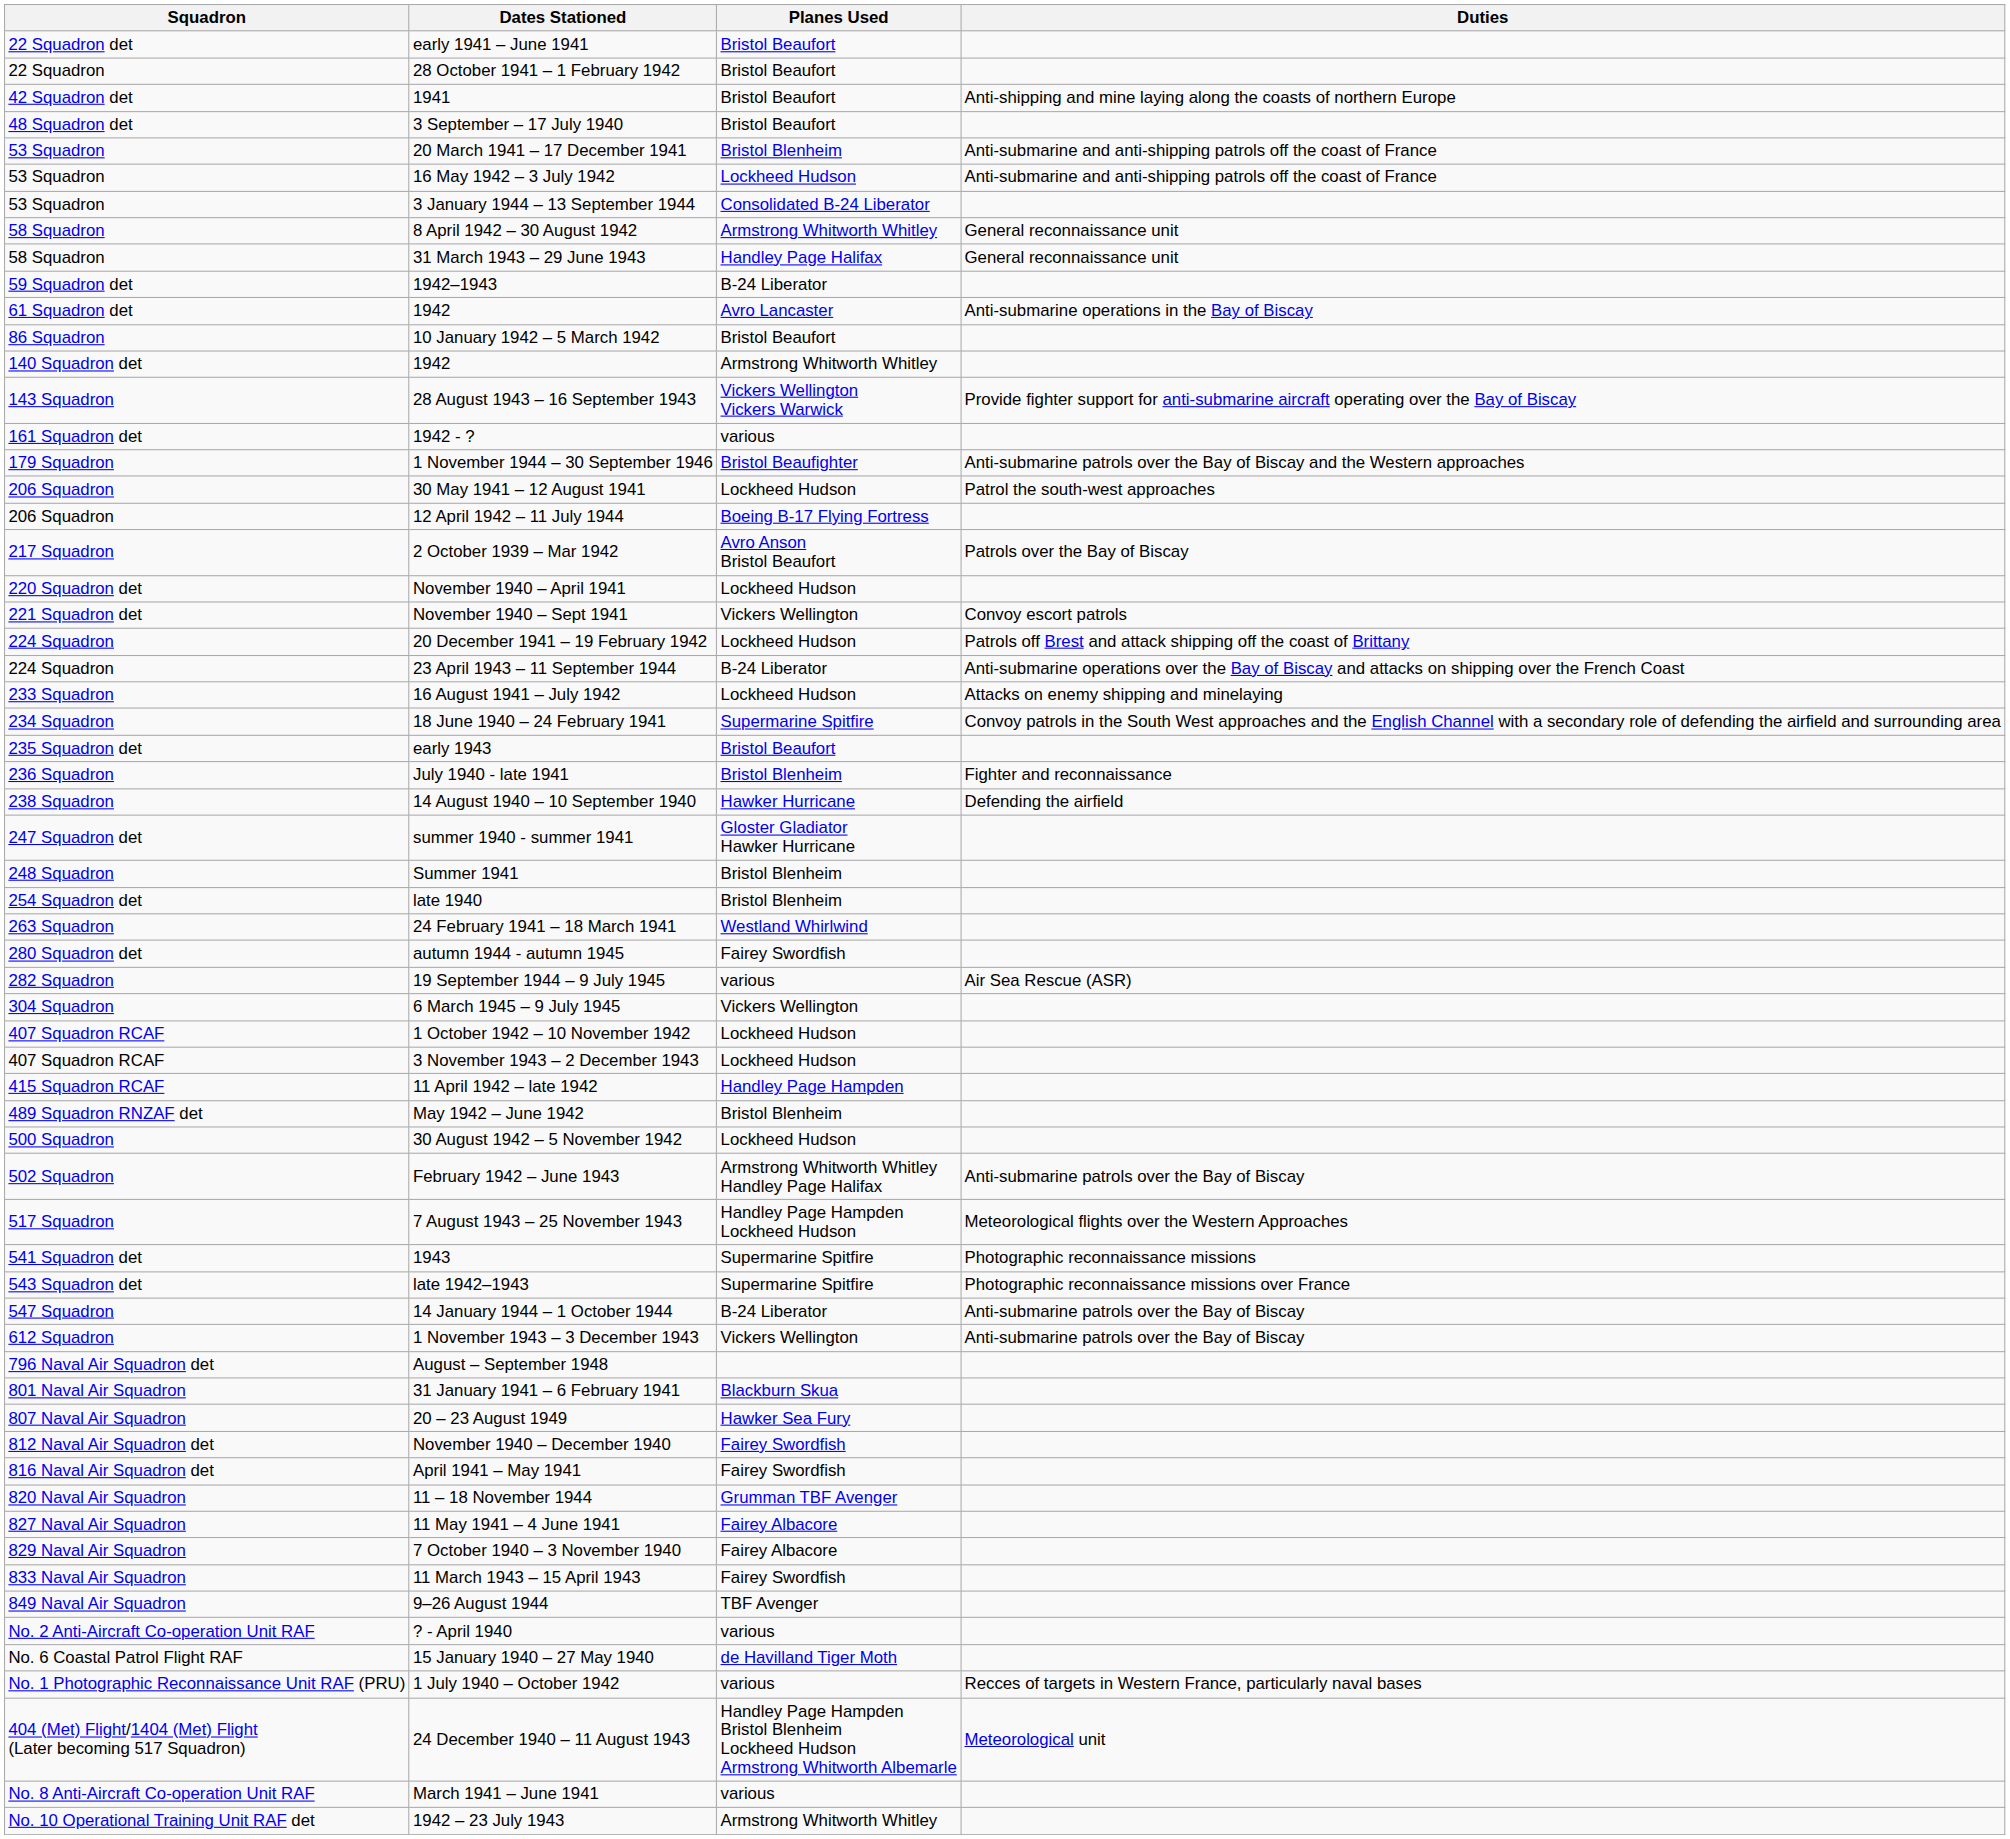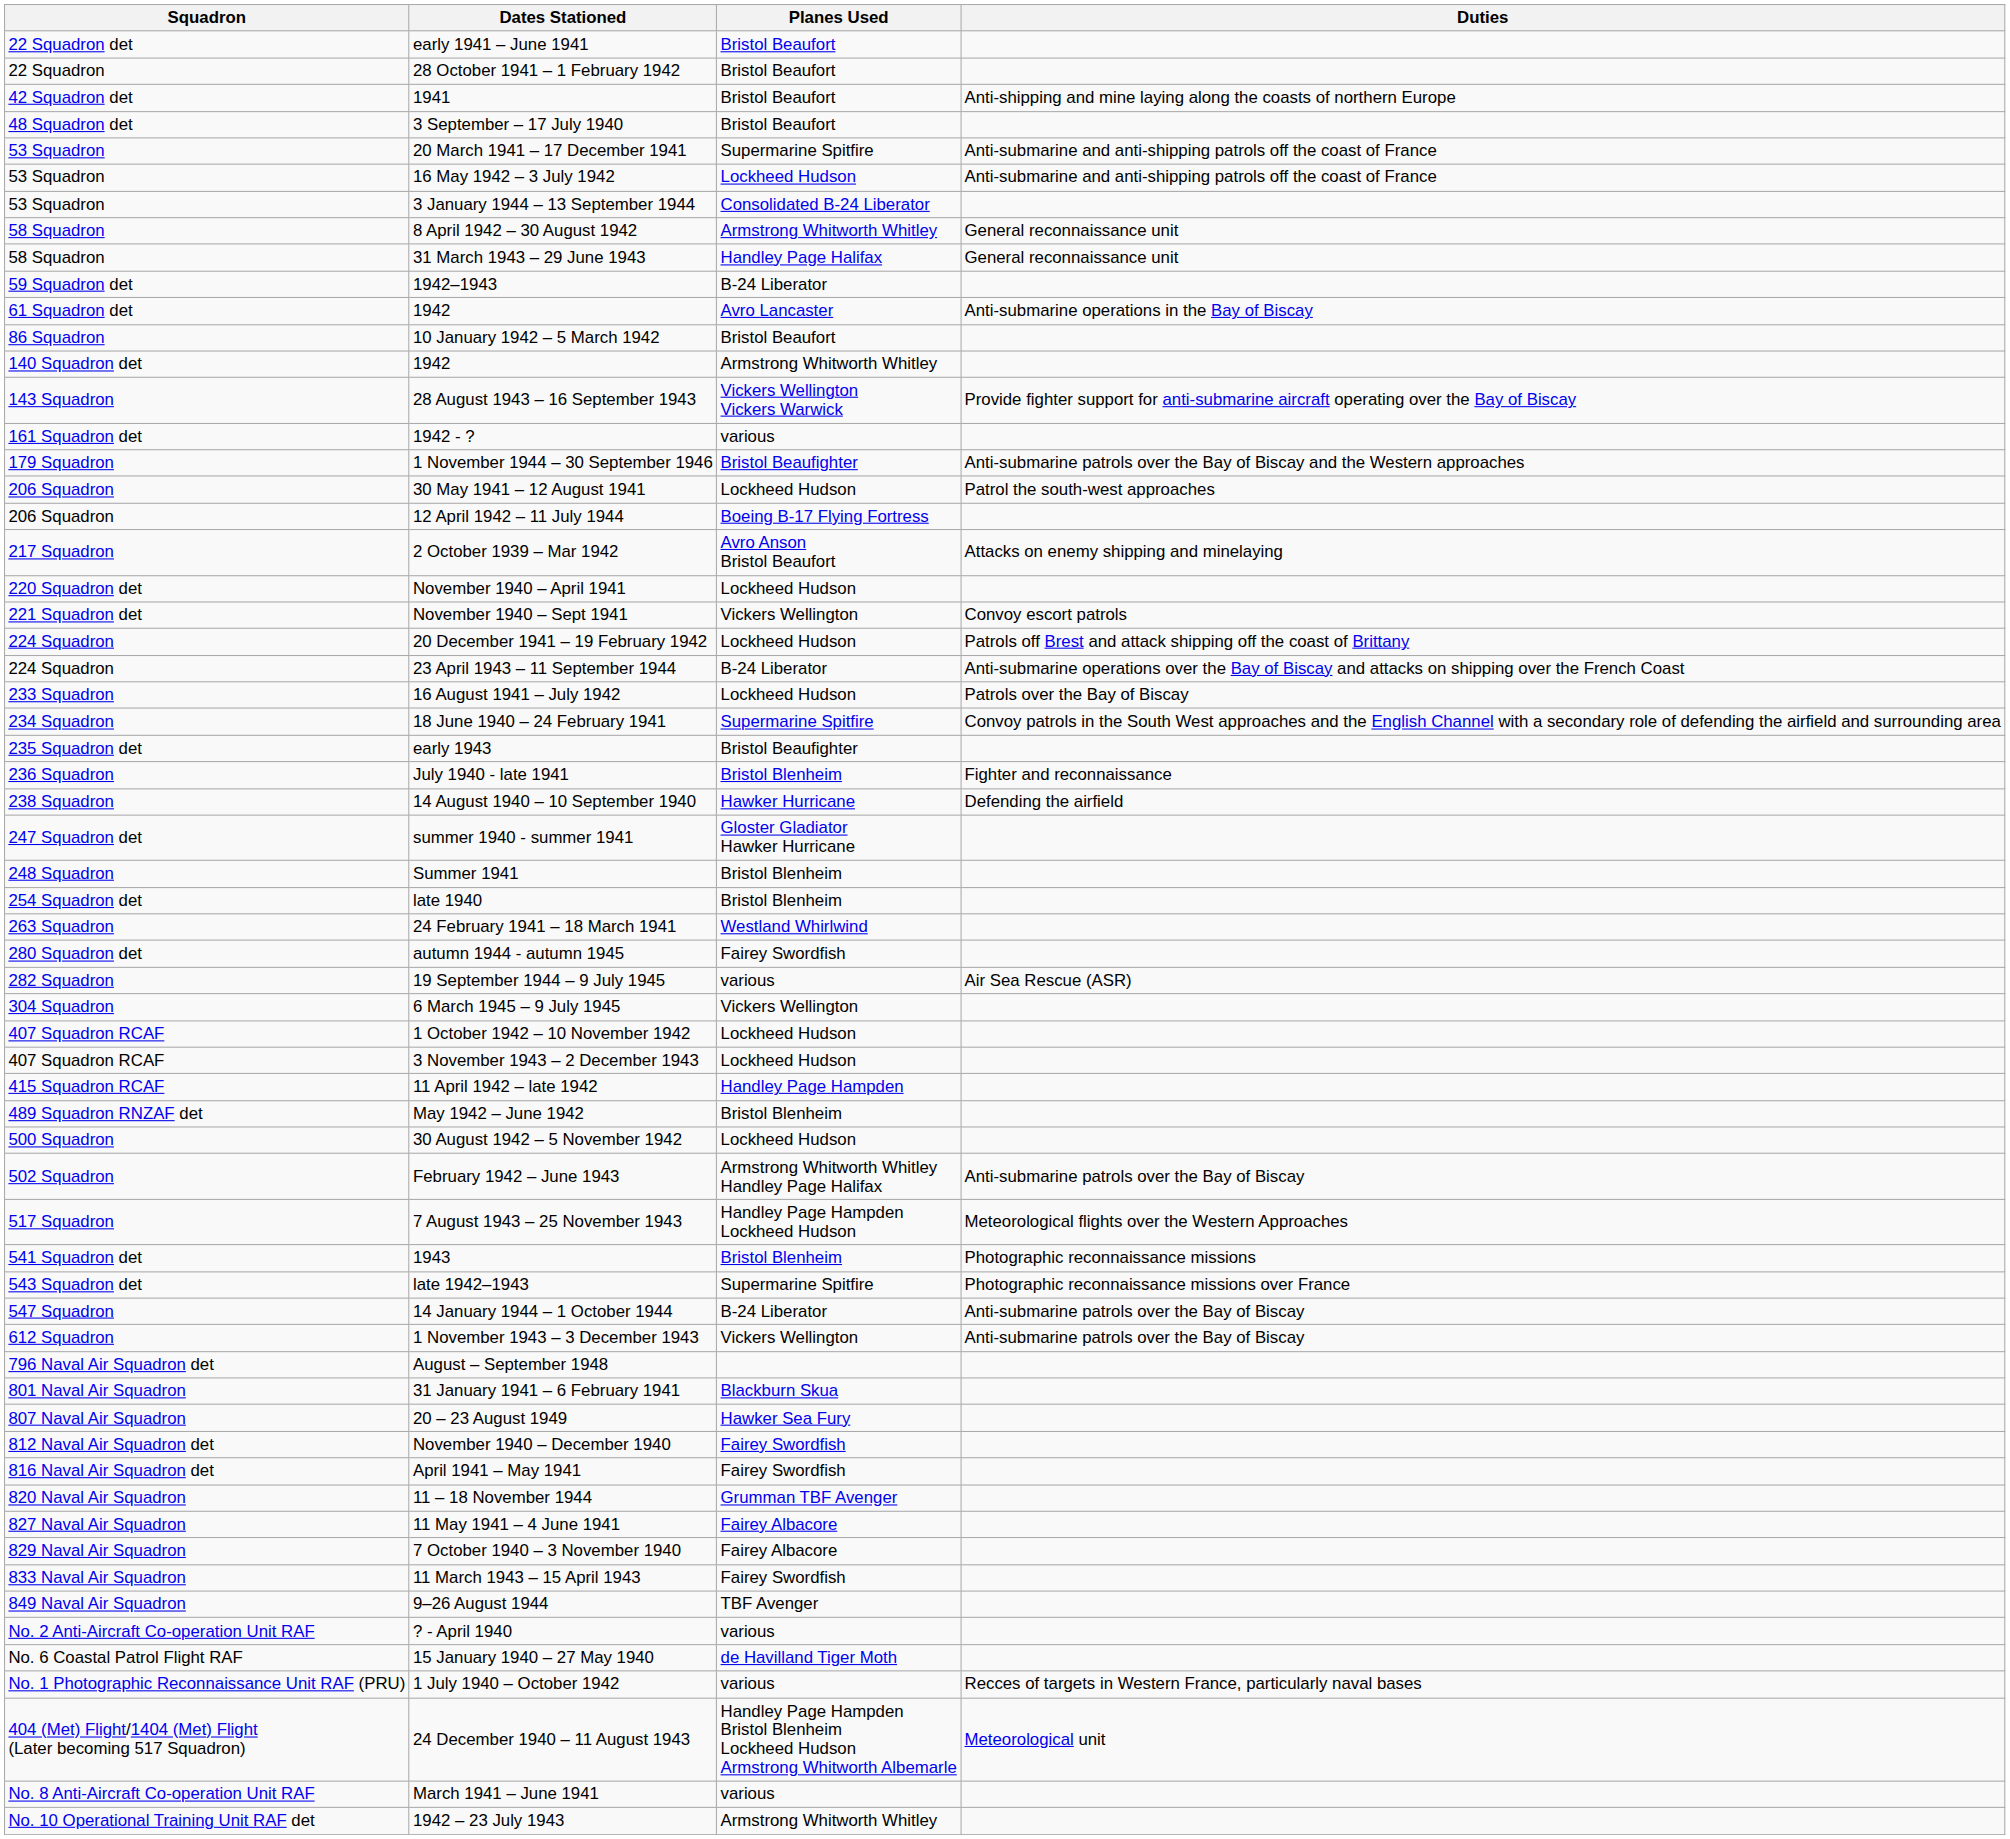(781, 151) Bristol Blenheim -> (797, 151) Supermarine Spitfire
(1077, 552) Patrols over the Bay of Biscay -> (1124, 552) Attacks on enemy shipping and minelaying
(1124, 695) Attacks on enemy shipping and minelaying -> (1077, 695) Patrols over the Bay of Biscay
(778, 748) Bristol Beaufort -> (789, 748) Bristol Beaufighter
(797, 1258) Supermarine Spitfire -> (781, 1258) Bristol Blenheim
